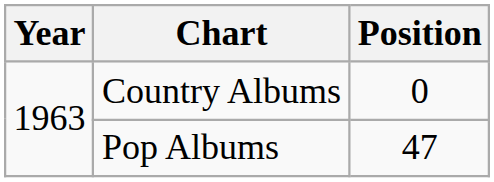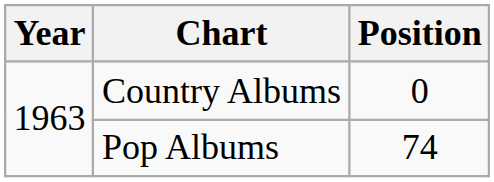(420, 147) 47 -> (420, 147) 74
